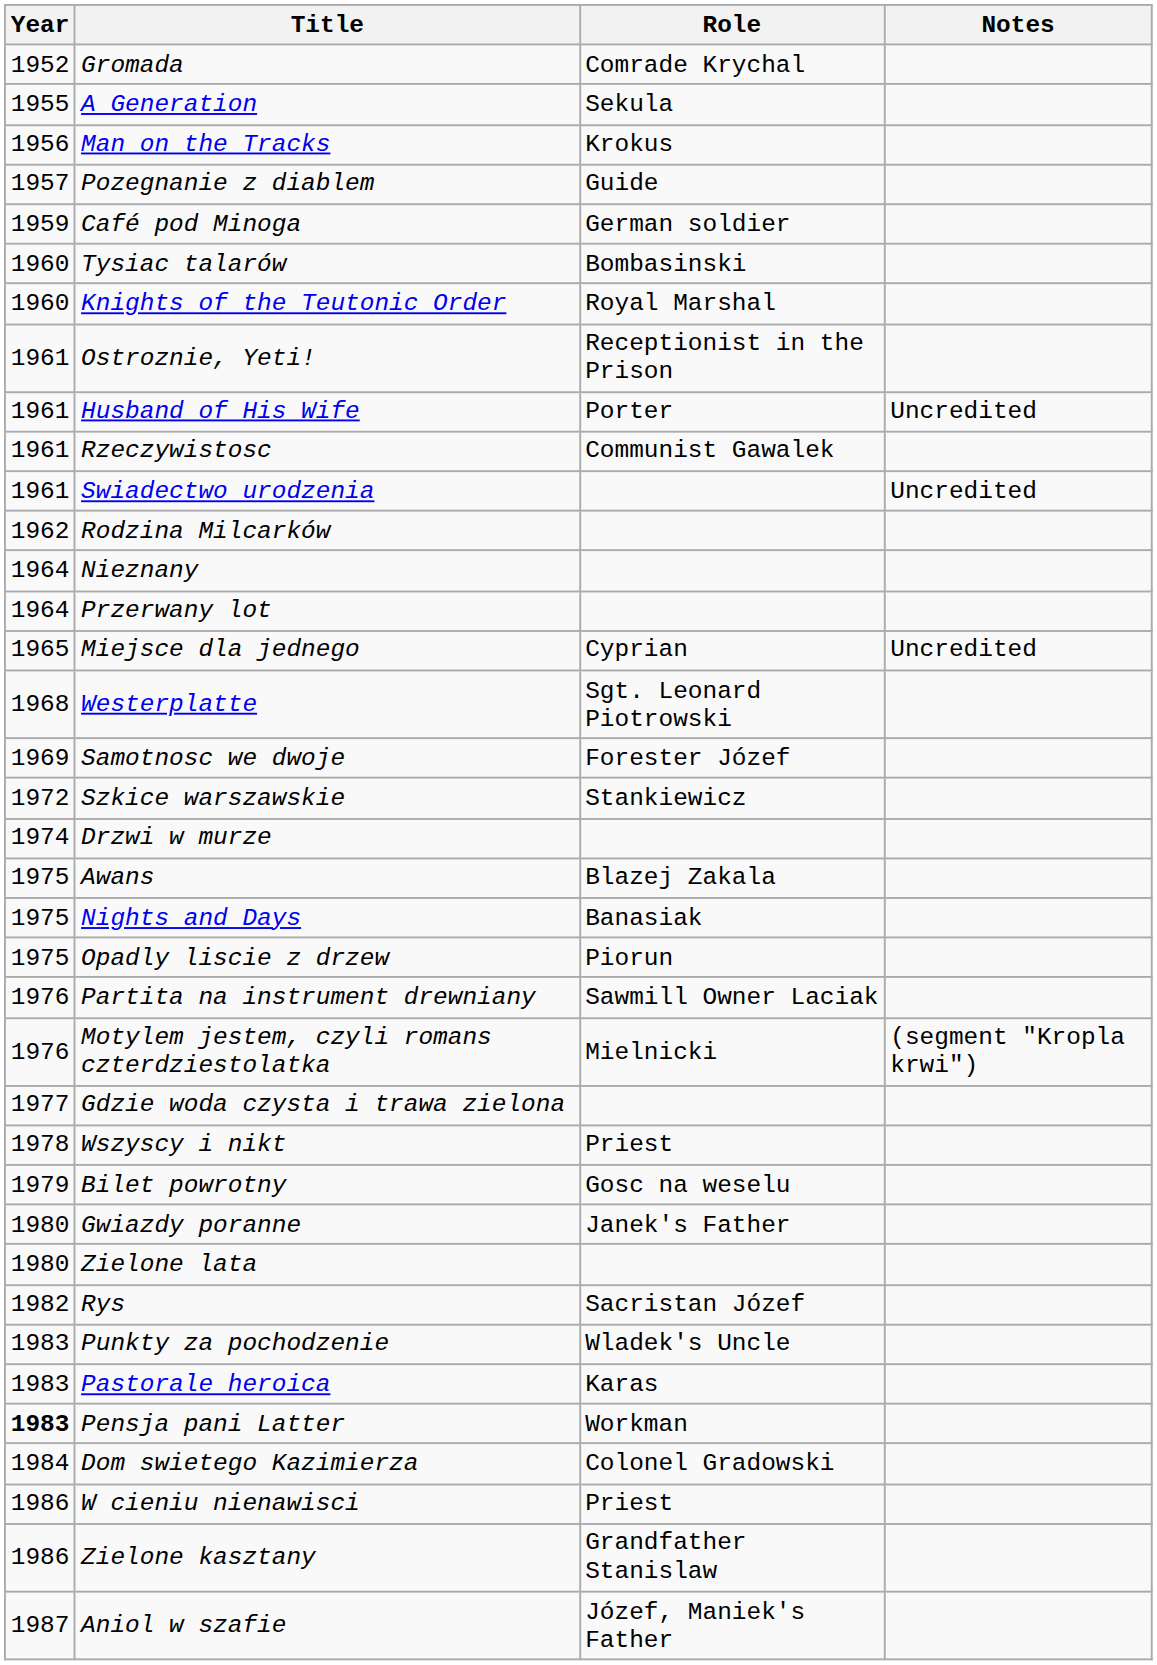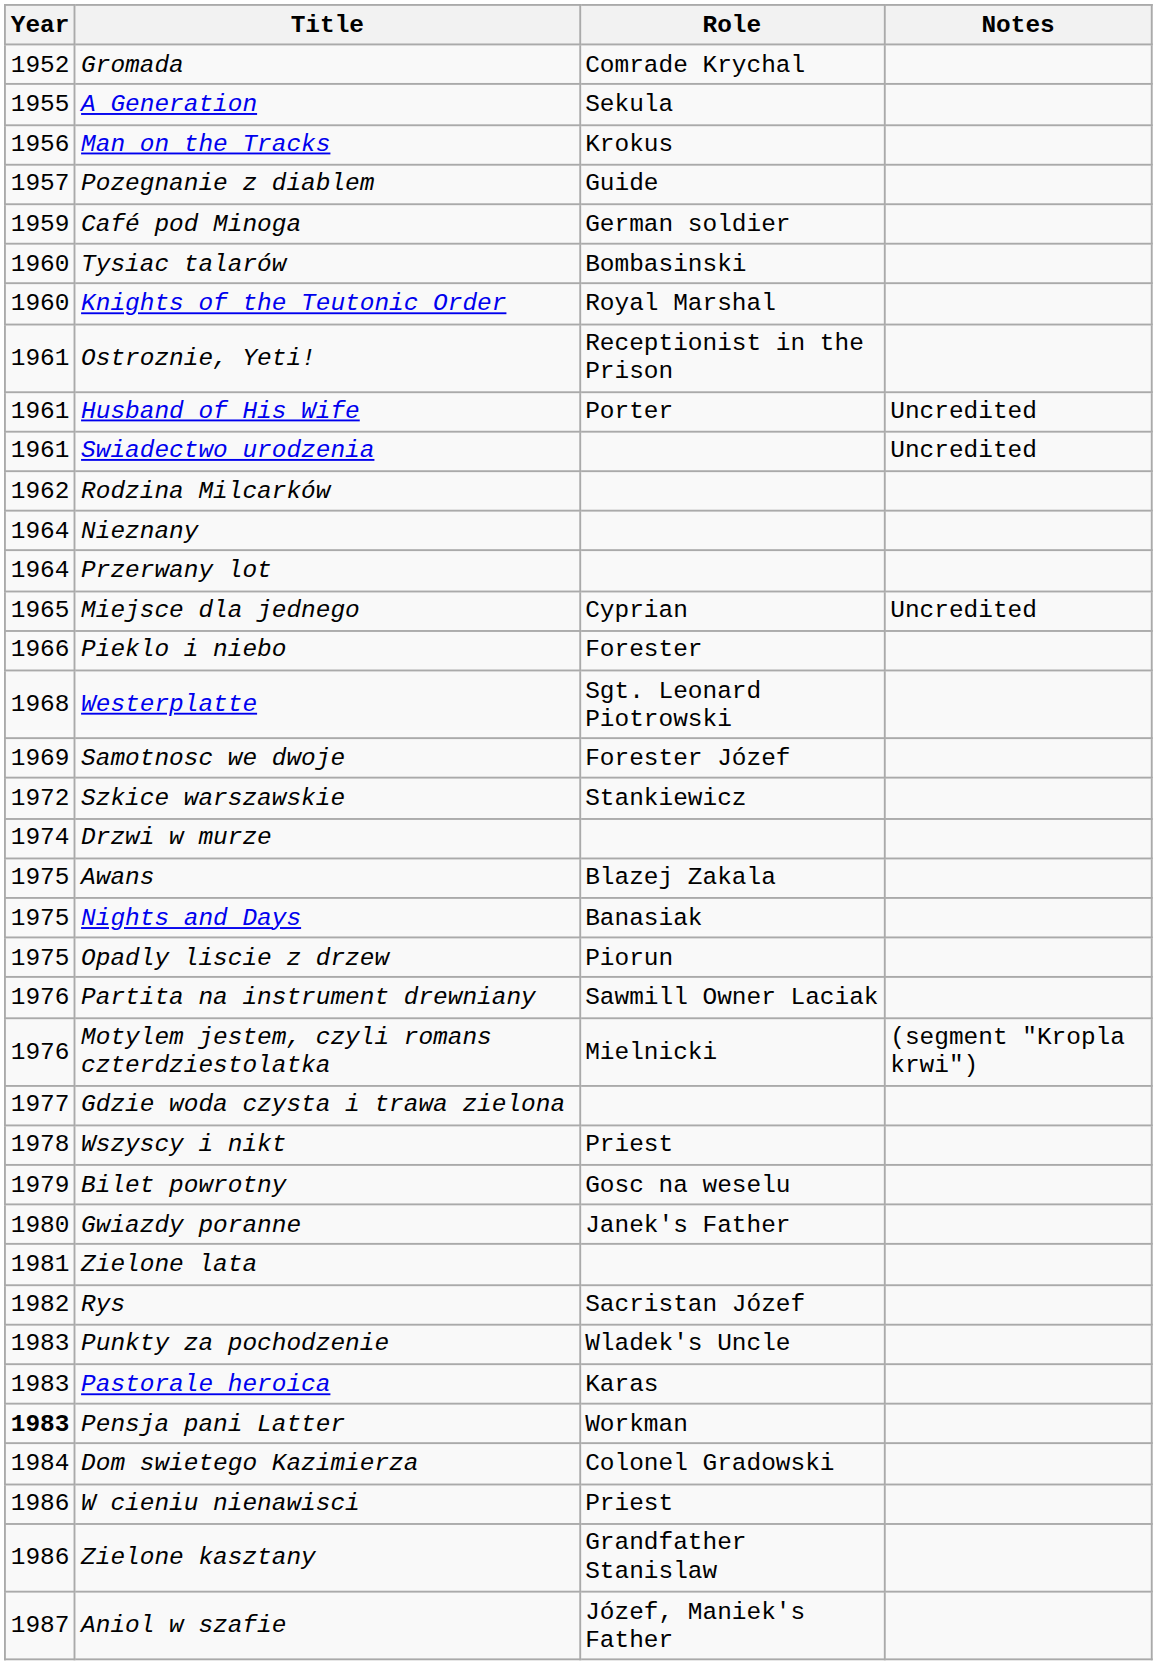- row: (176, 451)
+ row: (184, 651)
(40, 1265) 1980 -> (40, 1265) 1981
